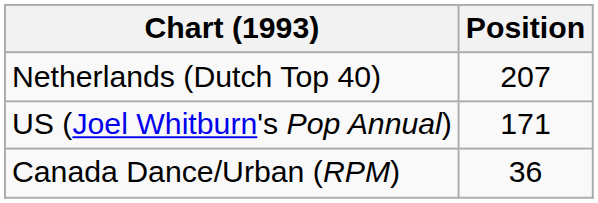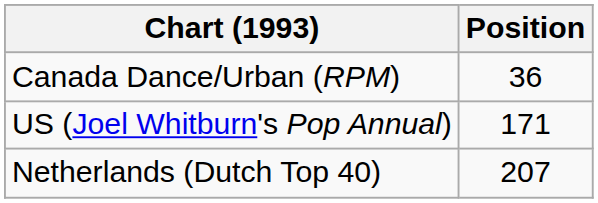rows swapped: (206, 172) <-> (197, 76)
